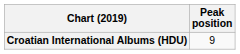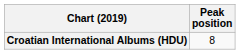(212, 40) 9 -> (212, 40) 8
